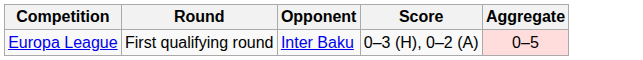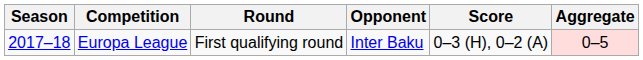+ column: (39, 17)
